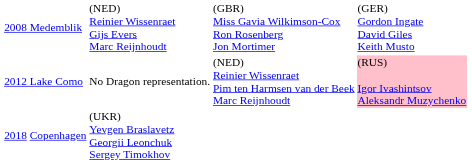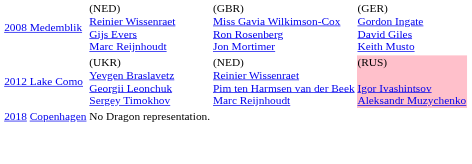(150, 81) No Dragon representation. -> (132, 81) (UKR) Yevgen Braslavetz Georgii Leonchuk Sergey Timokhov
(132, 135) (UKR) Yevgen Braslavetz Georgii Leonchuk Sergey Timokhov -> (150, 116) No Dragon representation.
